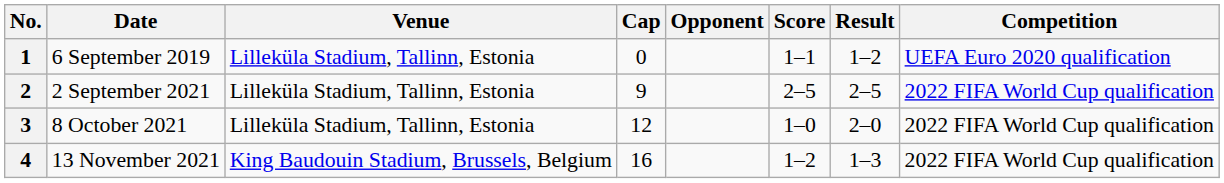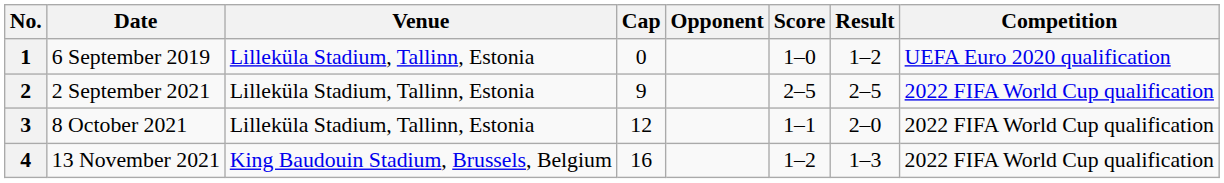(800, 56) 1–1 -> (800, 56) 1–0
(800, 125) 1–0 -> (800, 125) 1–1
